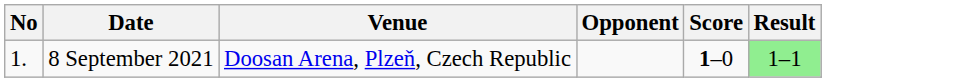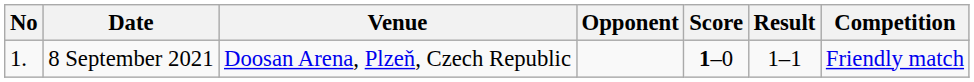+ column: (895, 22)
(784, 58) lightgreen background -> (784, 58) no background
